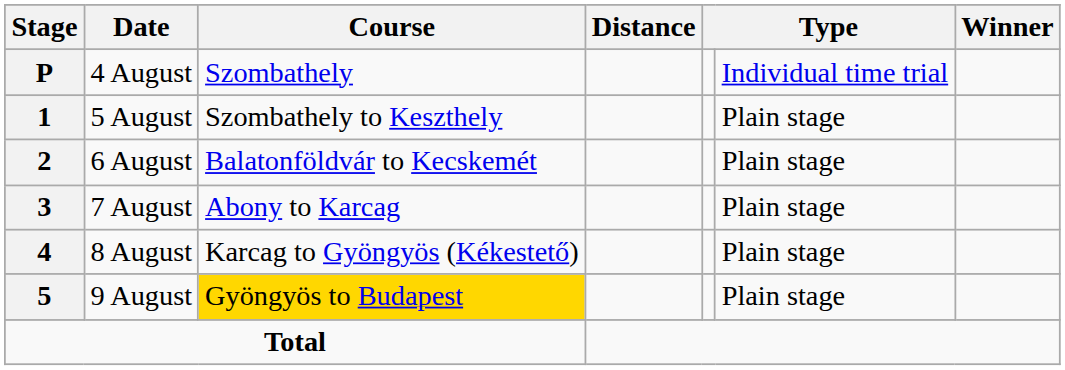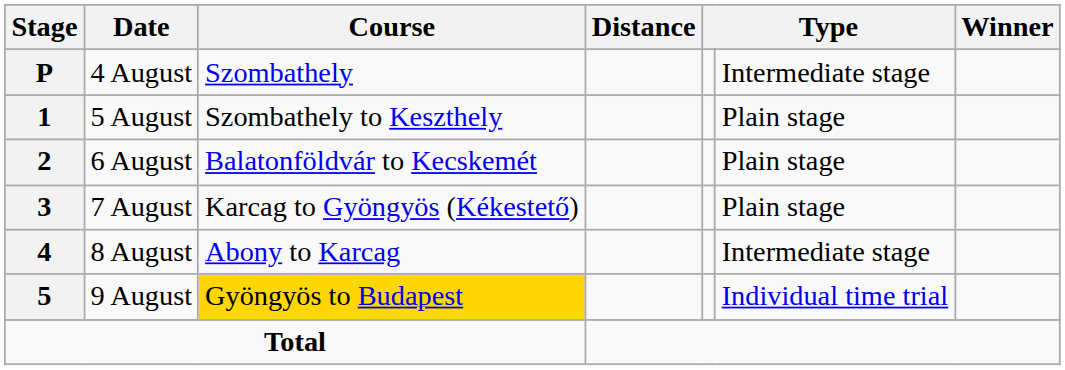(835, 71) Individual time trial -> (826, 71) Intermediate stage
(303, 206) Abony to Karcag -> (392, 206) Karcag to Gyöngyös (Kékestető)
(392, 251) Karcag to Gyöngyös (Kékestető) -> (303, 251) Abony to Karcag
(783, 251) Plain stage -> (826, 251) Intermediate stage
(783, 296) Plain stage -> (835, 296) Individual time trial
